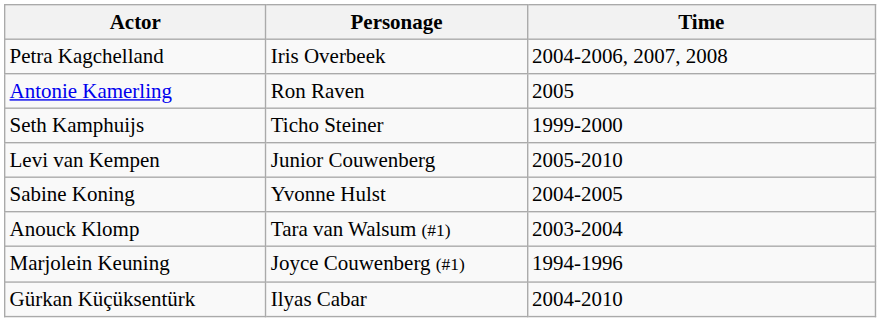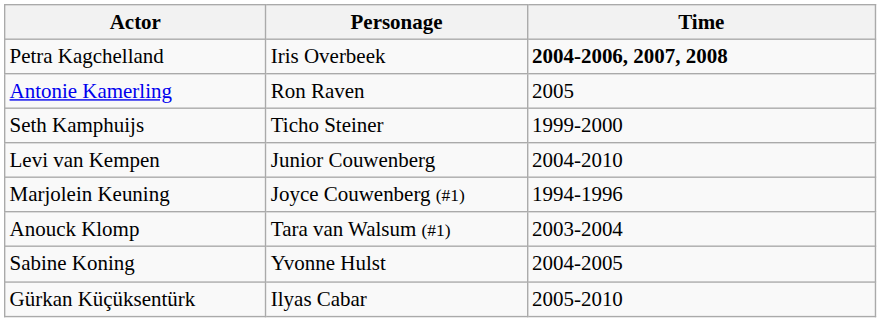(630, 56) normal -> (630, 56) bold
(577, 160) 2005-2010 -> (577, 160) 2004-2010
rows swapped: (90, 264) <-> (72, 194)
(577, 298) 2004-2010 -> (577, 298) 2005-2010
